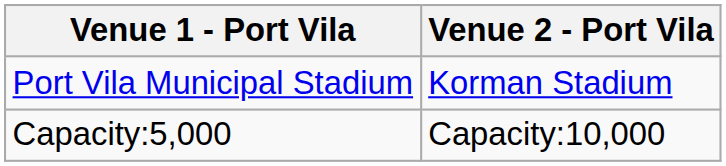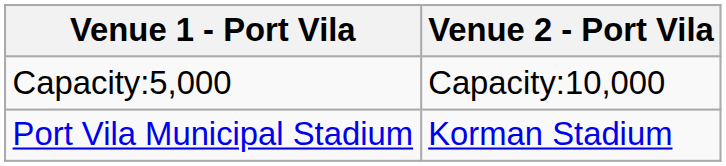rows swapped: (213, 82) <-> (122, 134)
